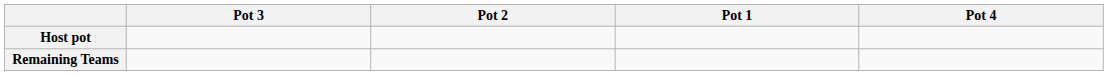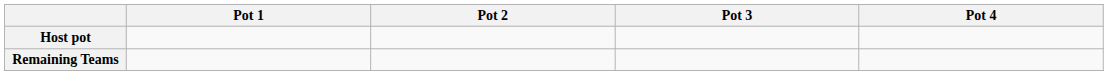columns swapped: (737, 15) <-> (249, 15)
